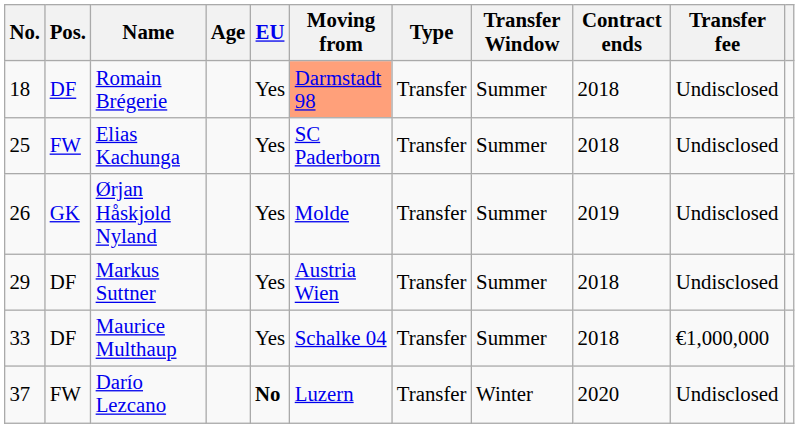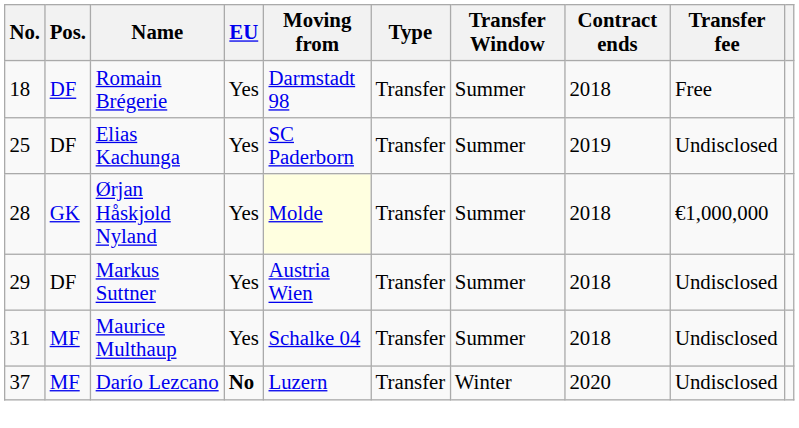- column: (228, 32)
(338, 89) lightsalmon background -> (312, 89) no background
(727, 89) Undisclosed -> (693, 89) Free
(65, 145) FW -> (63, 145) DF
(598, 145) 2018 -> (590, 145) 2019
(20, 213) 26 -> (20, 213) 28
(322, 213) no background -> (296, 213) lightyellow background
(598, 213) 2019 -> (590, 213) 2018
(727, 213) Undisclosed -> (722, 213) €1,000,000
(20, 338) 33 -> (20, 338) 31
(63, 338) DF -> (65, 338) MF
(722, 338) €1,000,000 -> (726, 338) Undisclosed
(65, 394) FW -> (65, 382) MF
